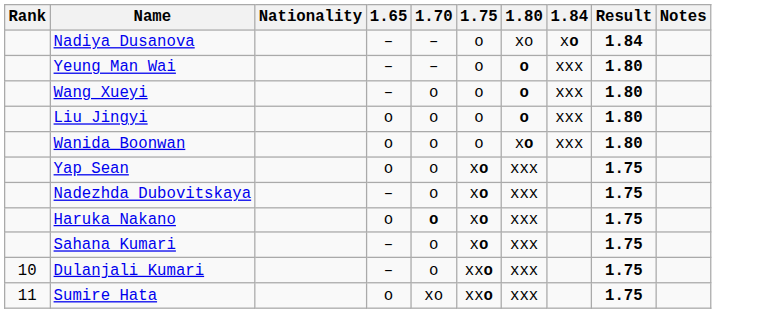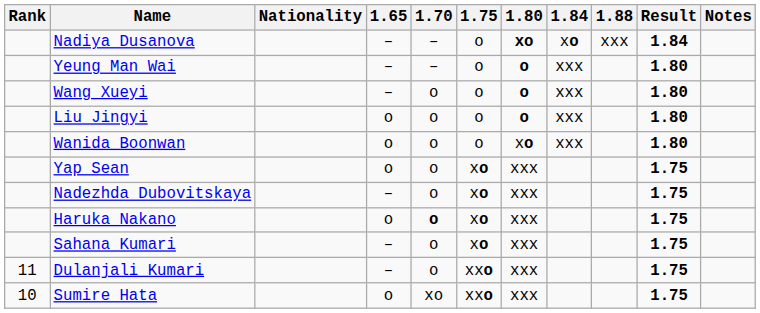+ column: (614, 18)
(524, 43) normal -> (524, 43) bold
(27, 271) 10 -> (27, 271) 11
(27, 296) 11 -> (27, 296) 10
